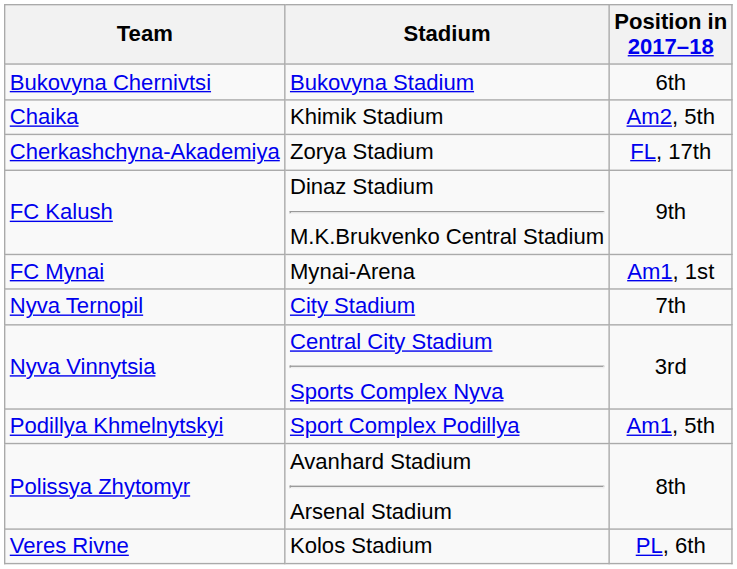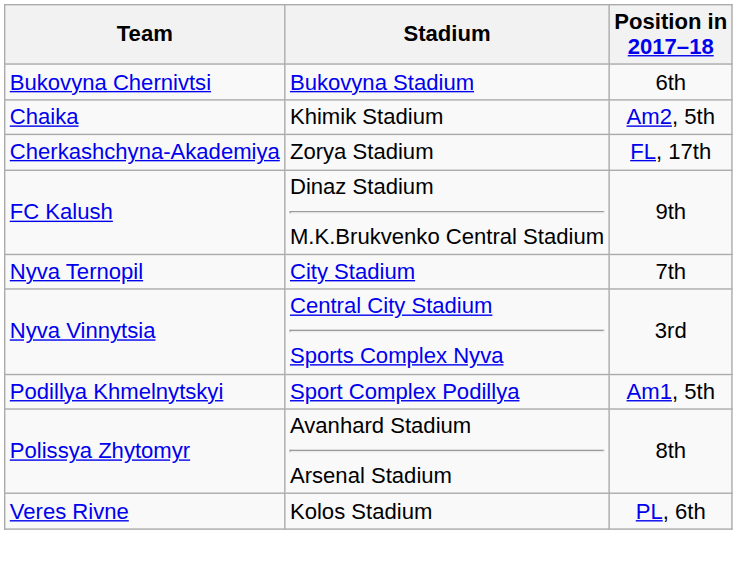- row: (57, 271)
